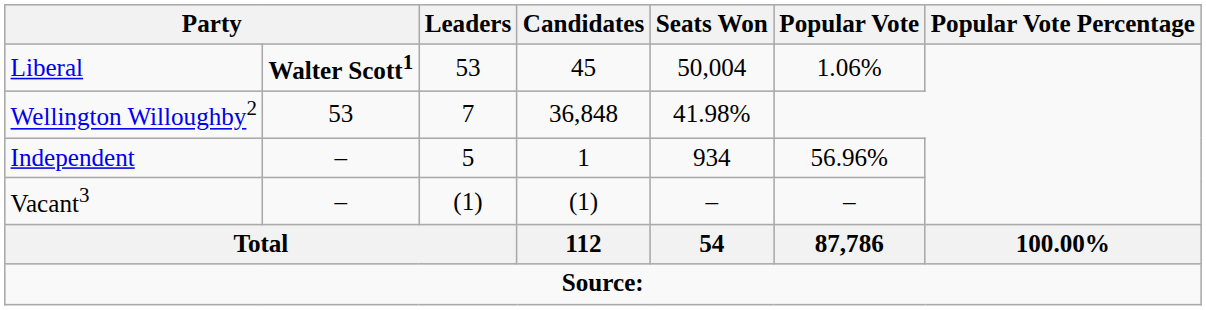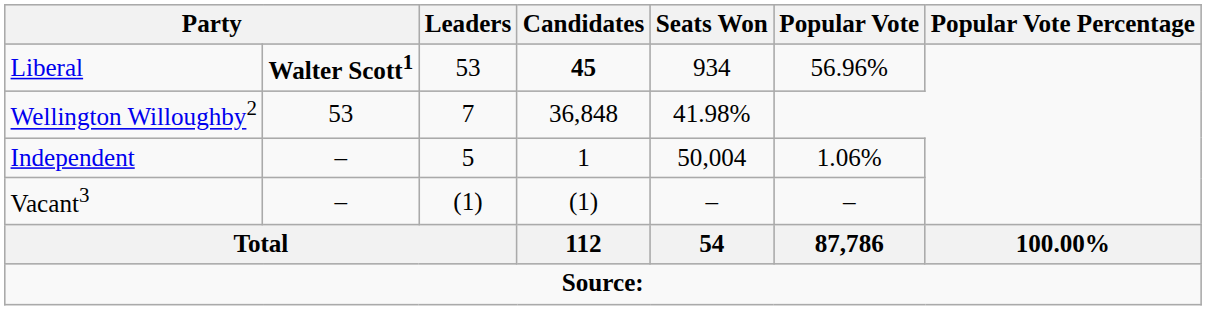(584, 67) normal -> (584, 67) bold
(712, 67) 50,004 -> (712, 67) 934
(849, 67) 1.06% -> (849, 67) 56.96%
(712, 157) 934 -> (712, 157) 50,004
(849, 157) 56.96% -> (849, 157) 1.06%
